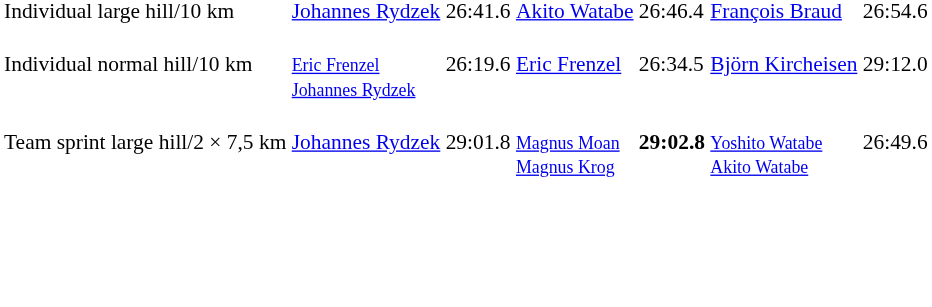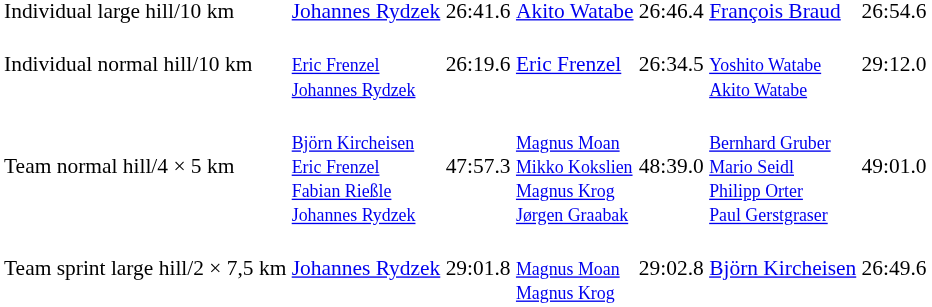(784, 64) Björn Kircheisen -> (765, 77) Yoshito Watabe Akito Watabe
+ row: (119, 166)
(672, 142) bold -> (671, 268) normal
(766, 155) Yoshito Watabe Akito Watabe -> (783, 268) Björn Kircheisen
